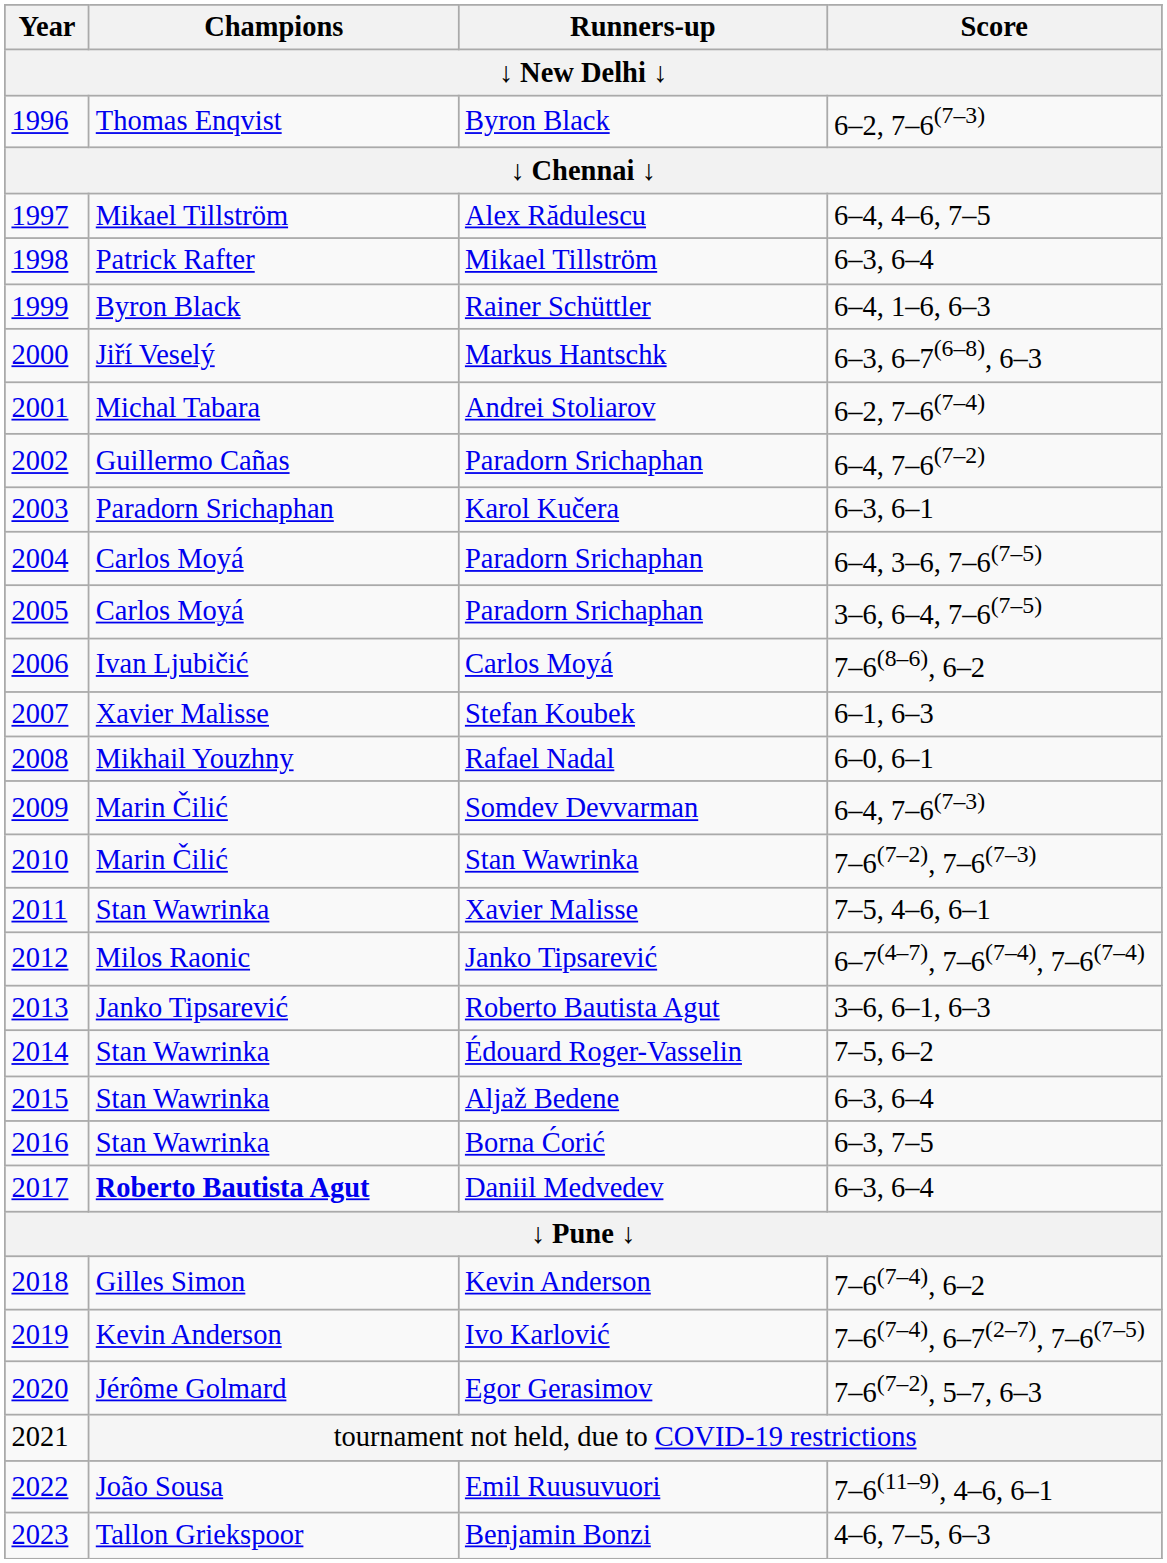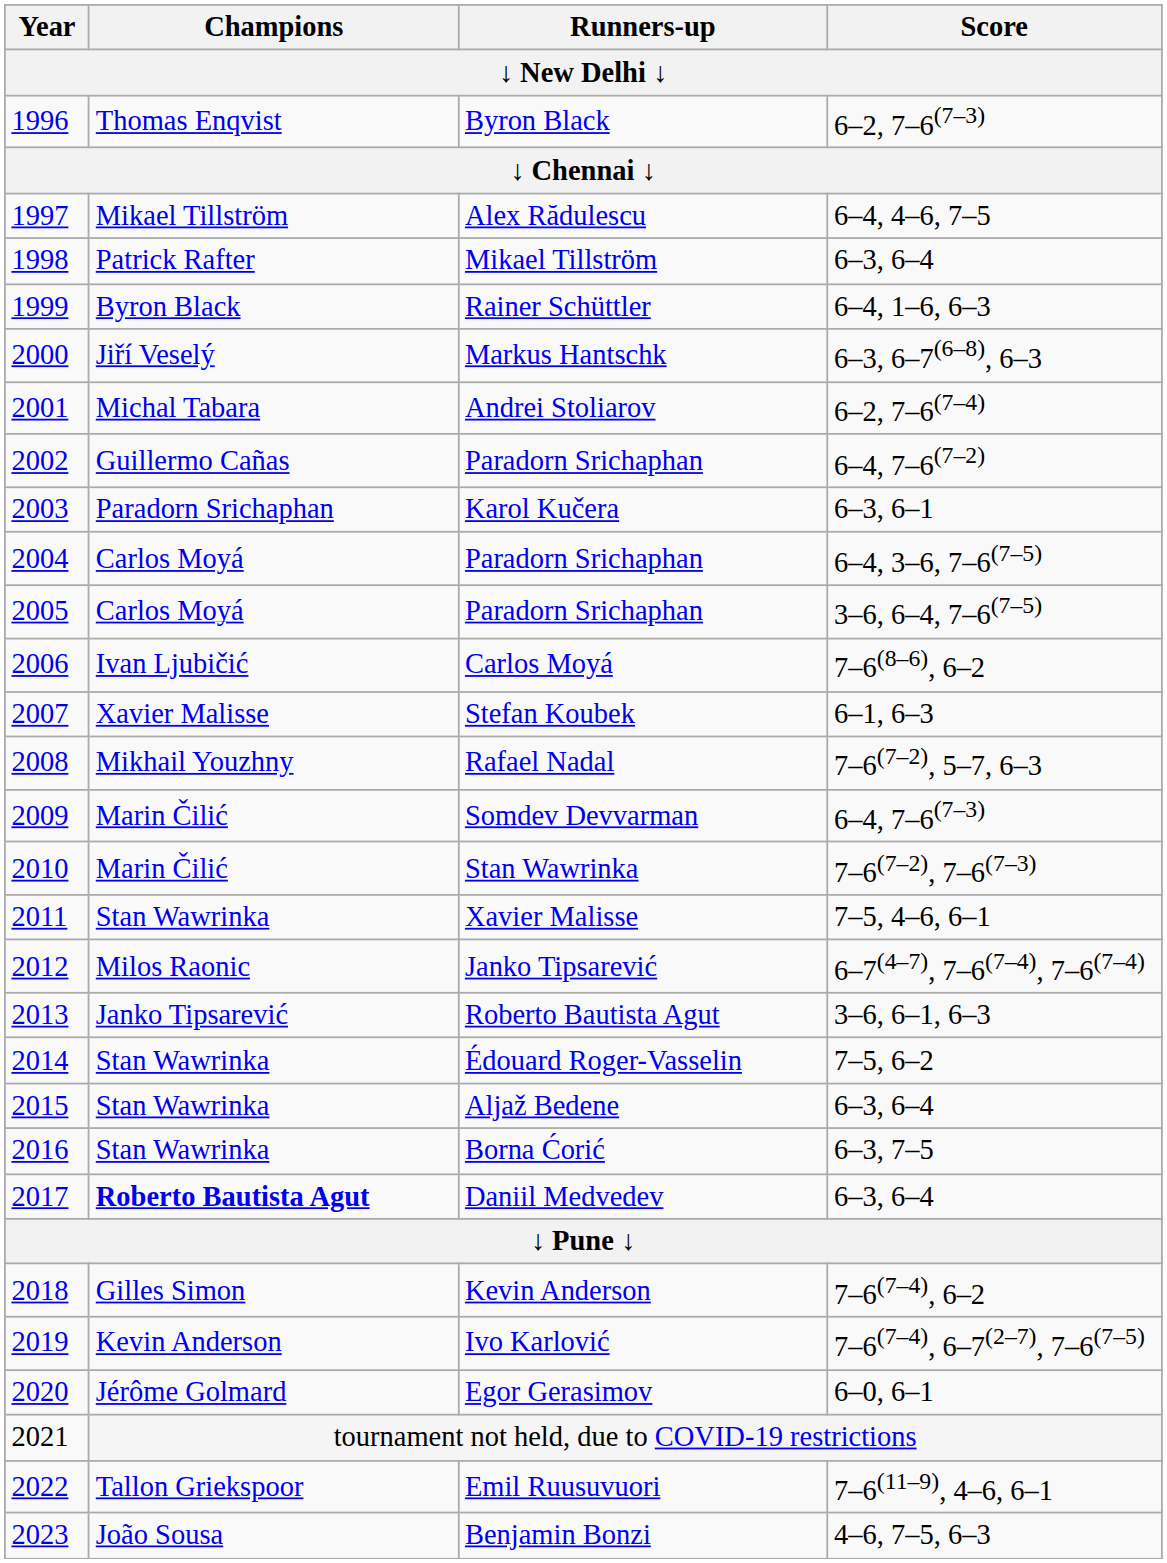(884, 758) 6–0, 6–1 -> (938, 762) 7–6(7–2), 5–7, 6–3
(938, 1388) 7–6(7–2), 5–7, 6–3 -> (884, 1391) 6–0, 6–1
(159, 1486) João Sousa -> (200, 1486) Tallon Griekspoor
(200, 1535) Tallon Griekspoor -> (159, 1535) João Sousa
